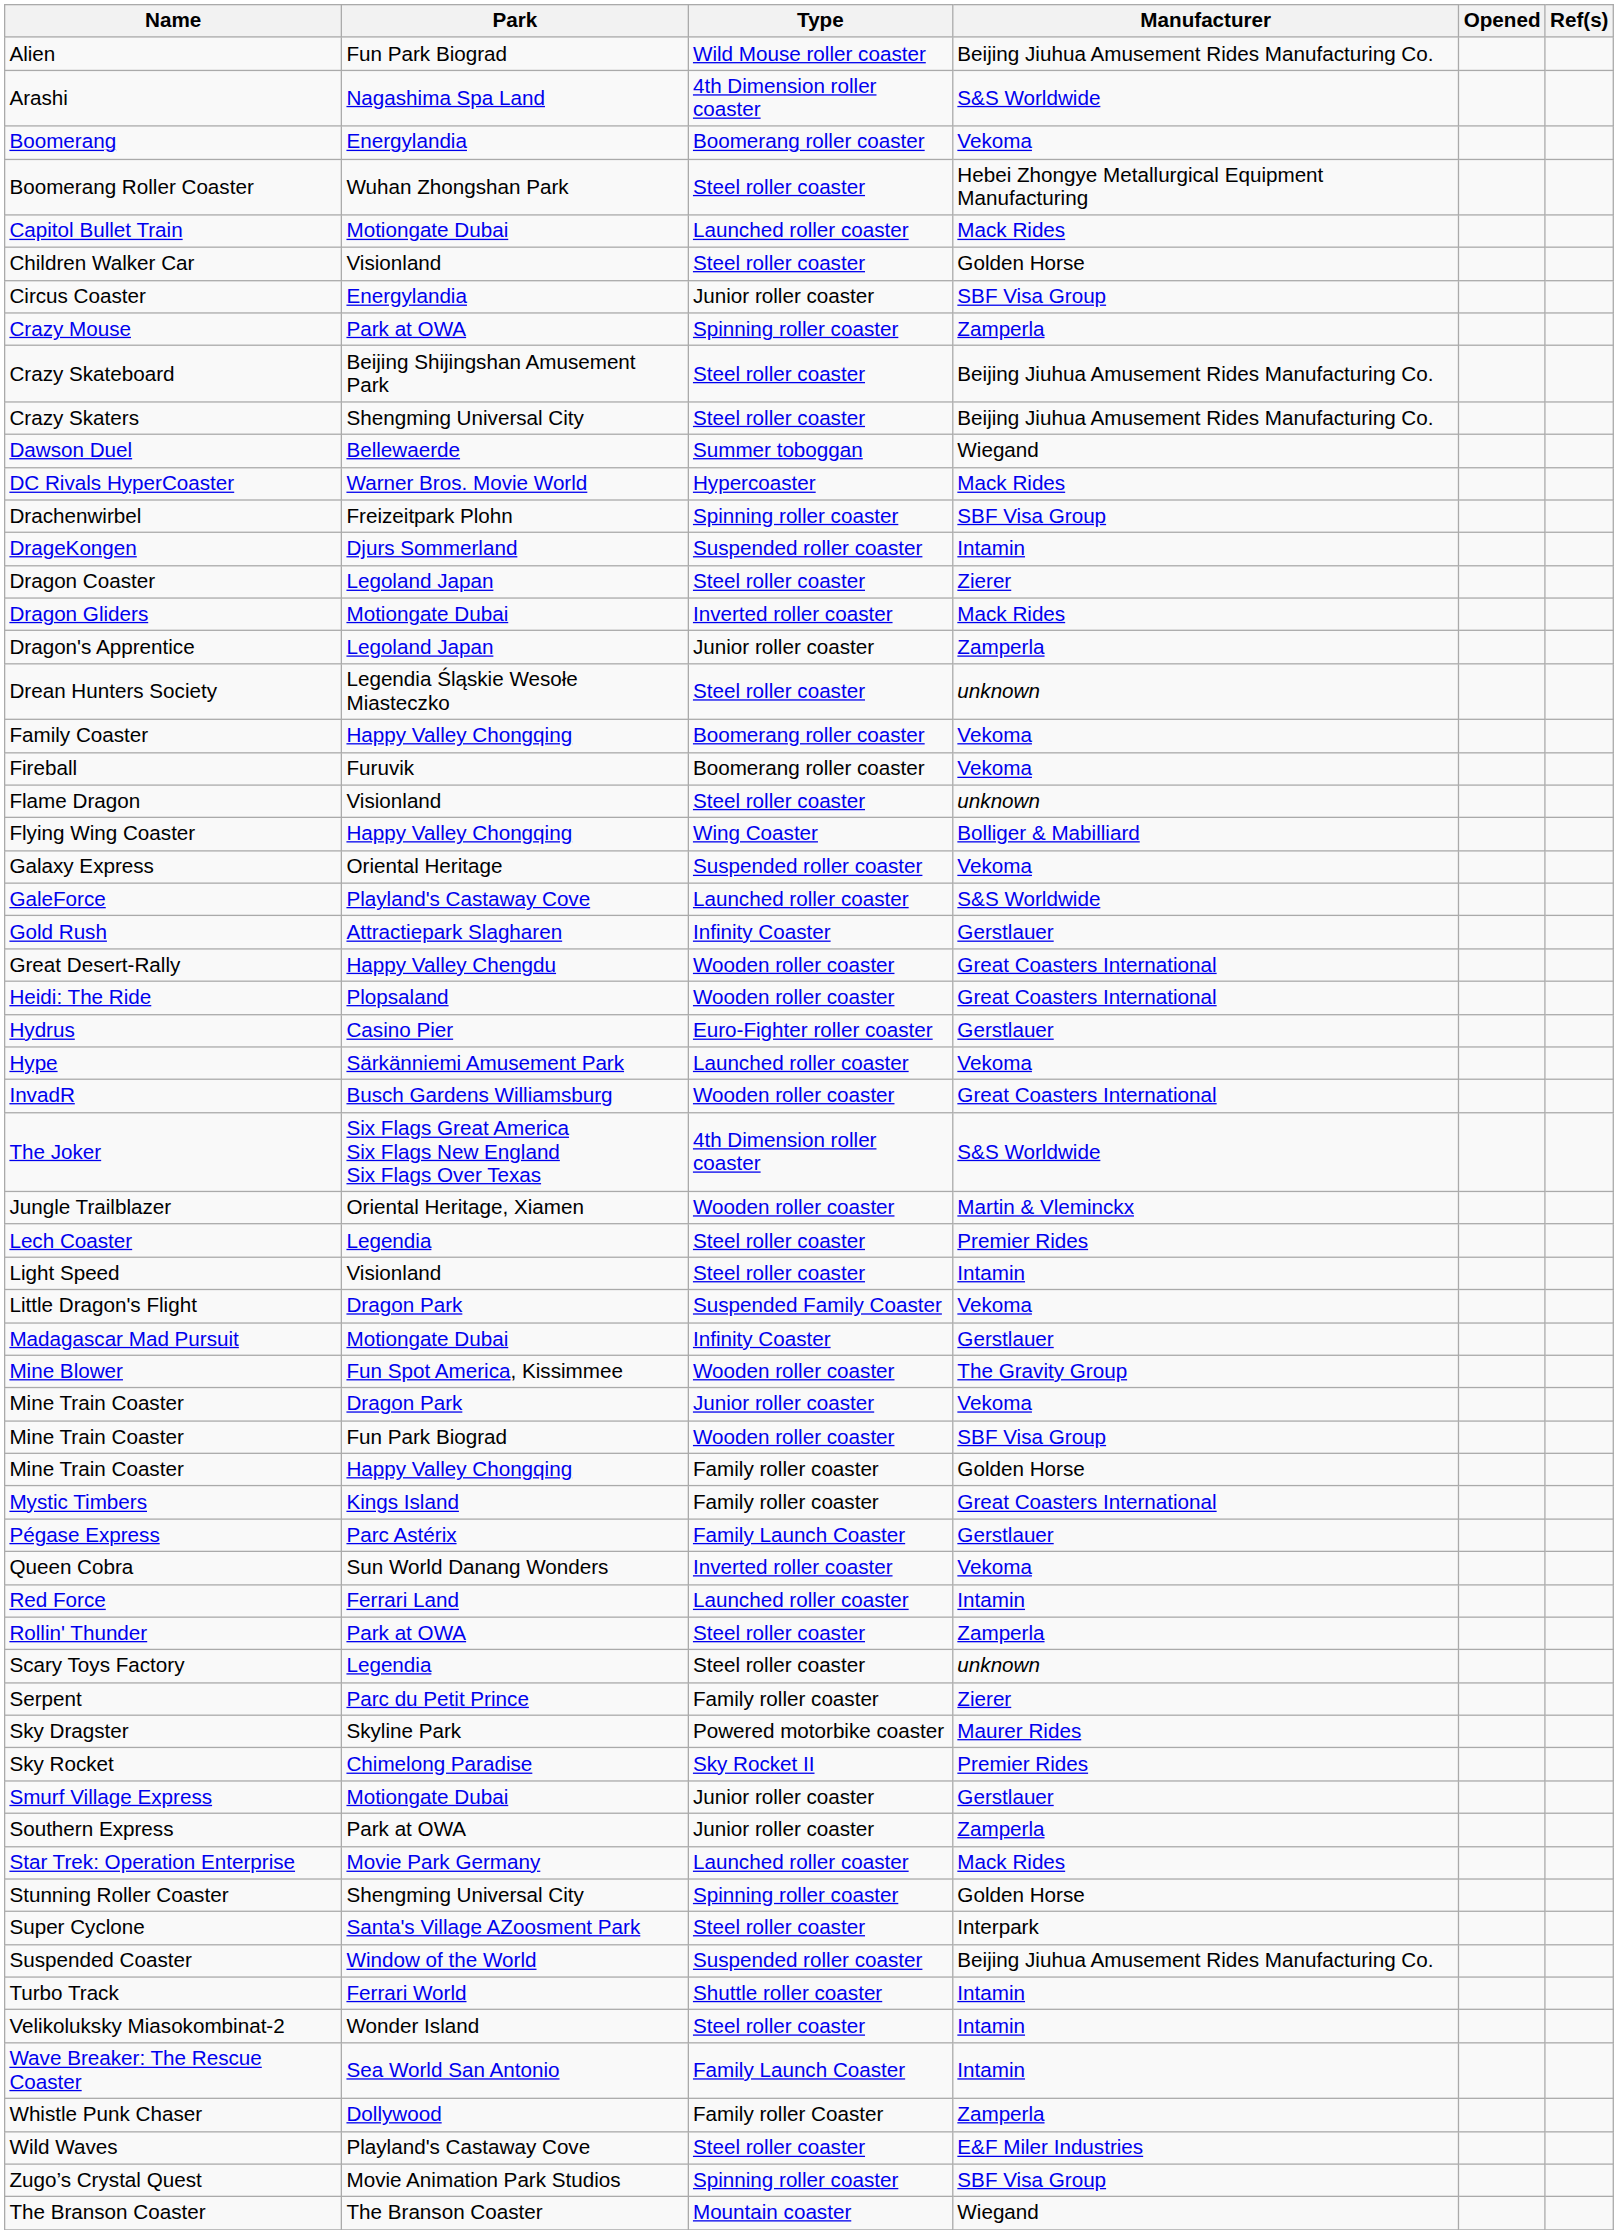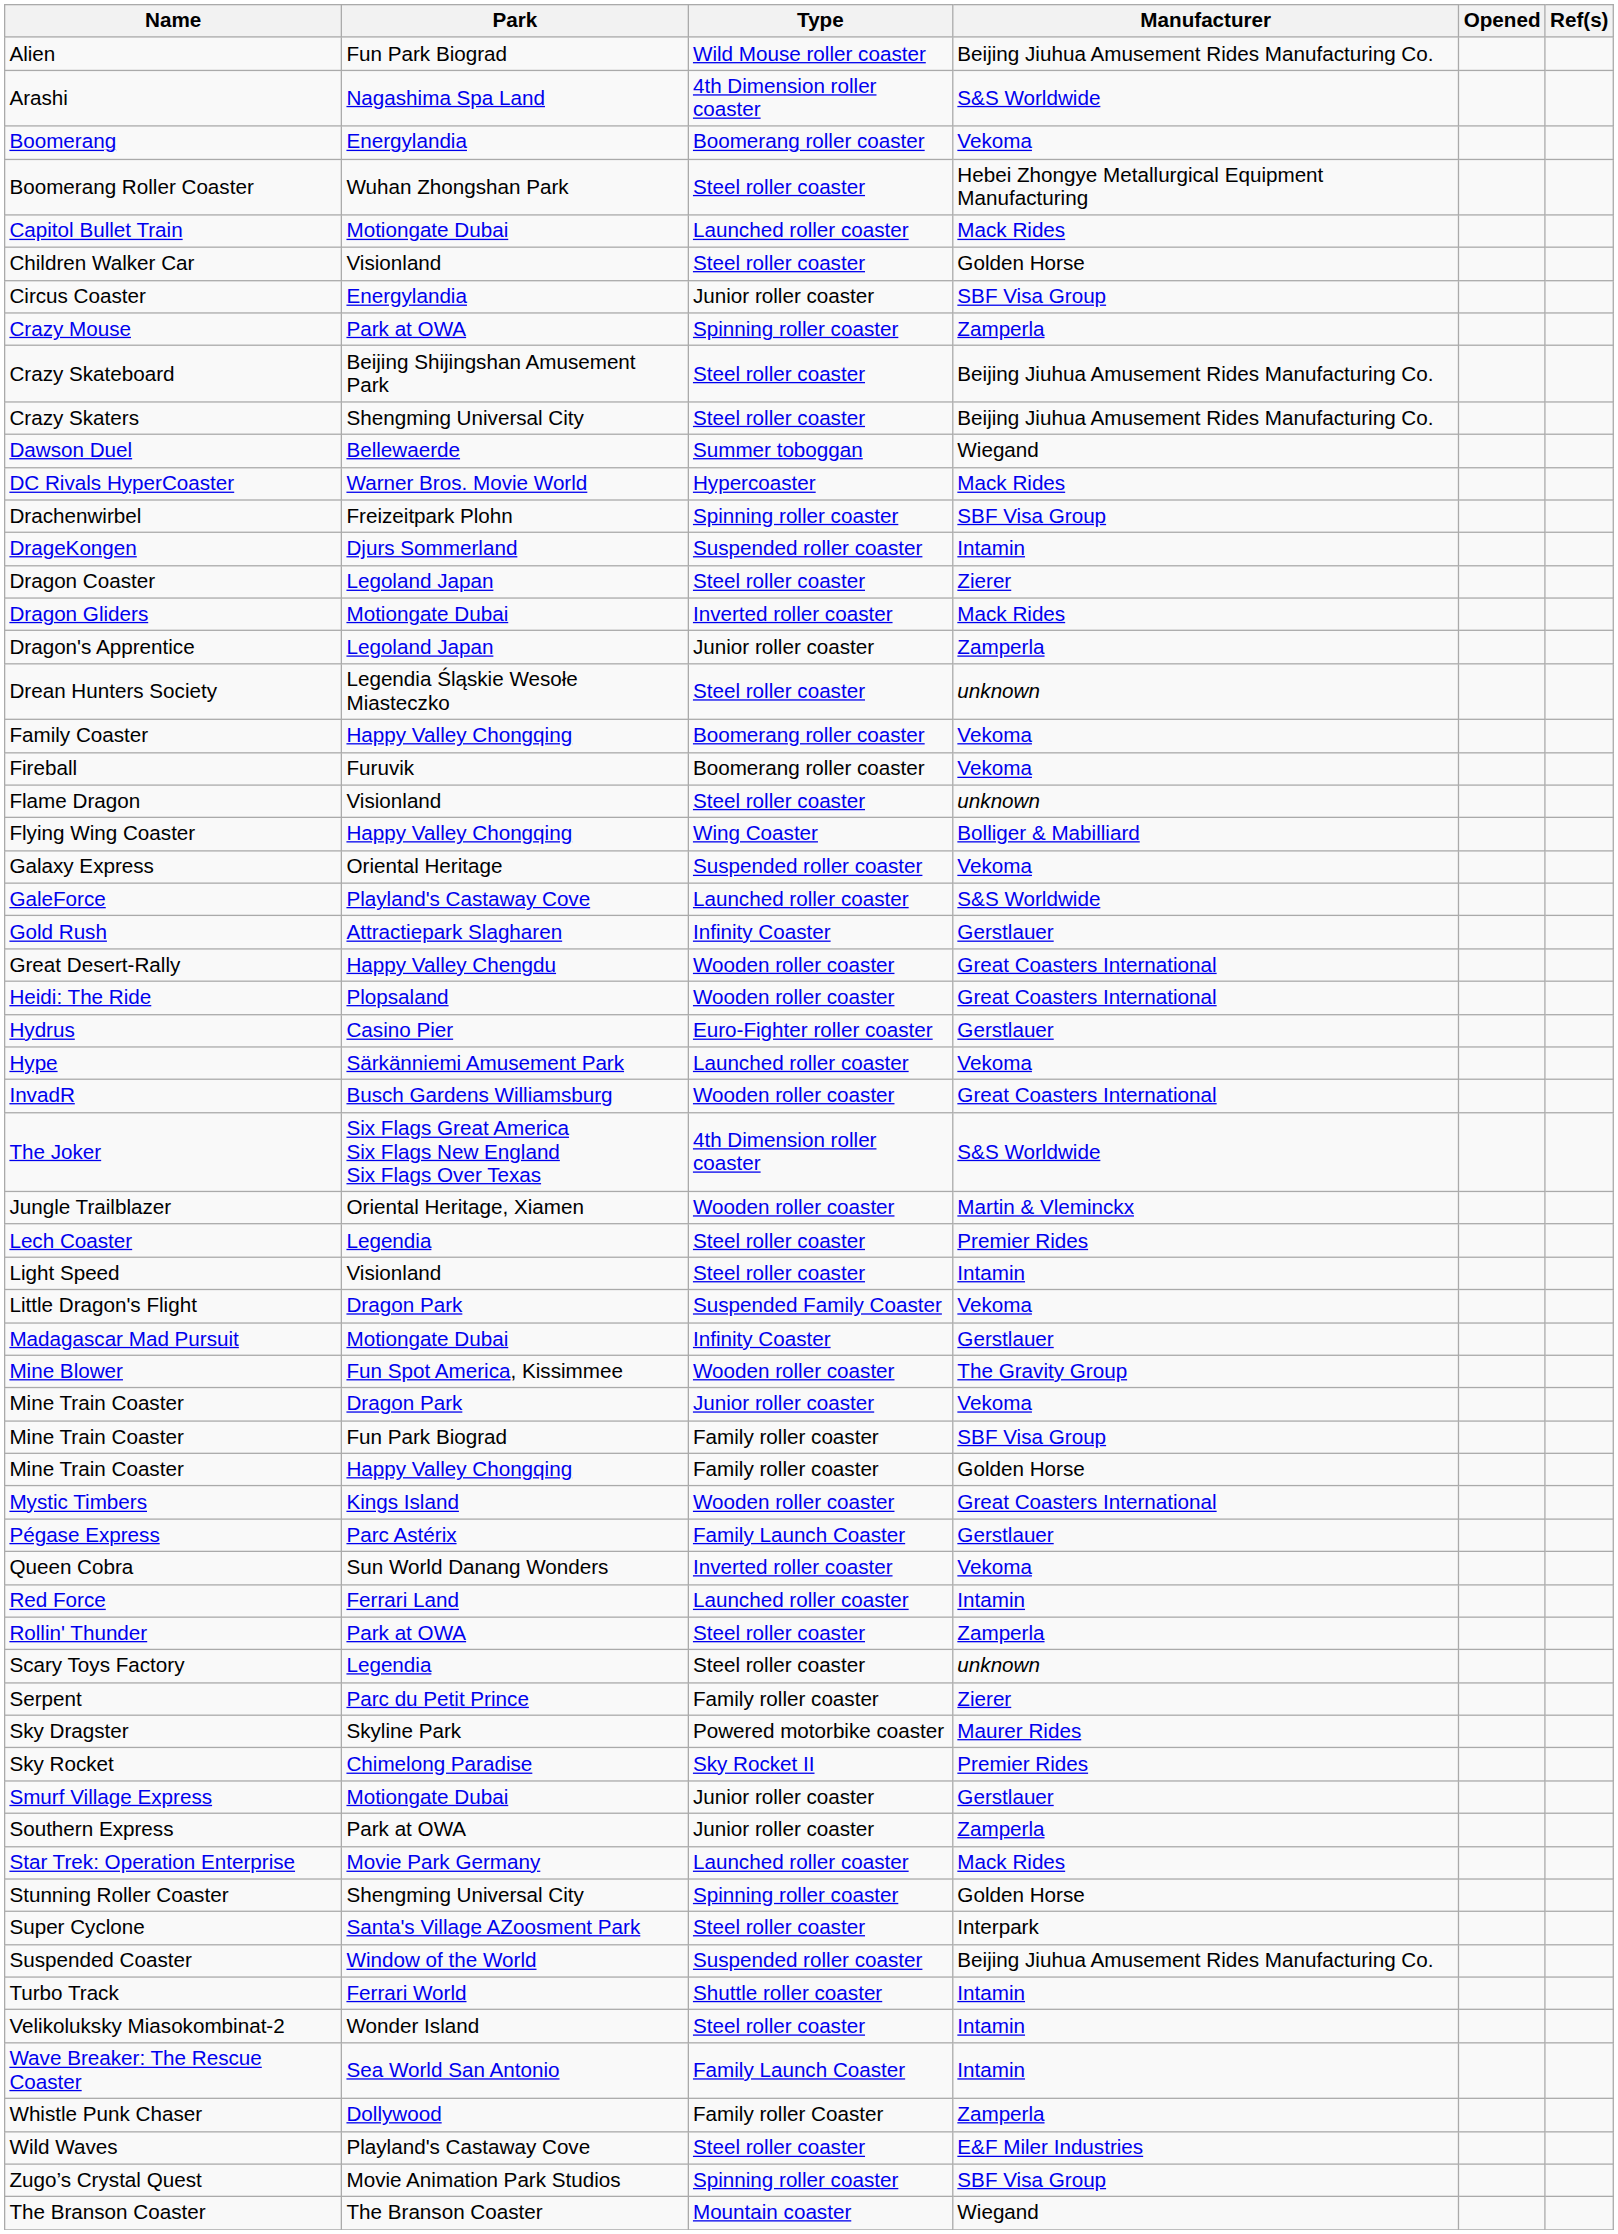(794, 1436) Wooden roller coaster -> (786, 1436) Family roller coaster
(786, 1502) Family roller coaster -> (794, 1502) Wooden roller coaster
